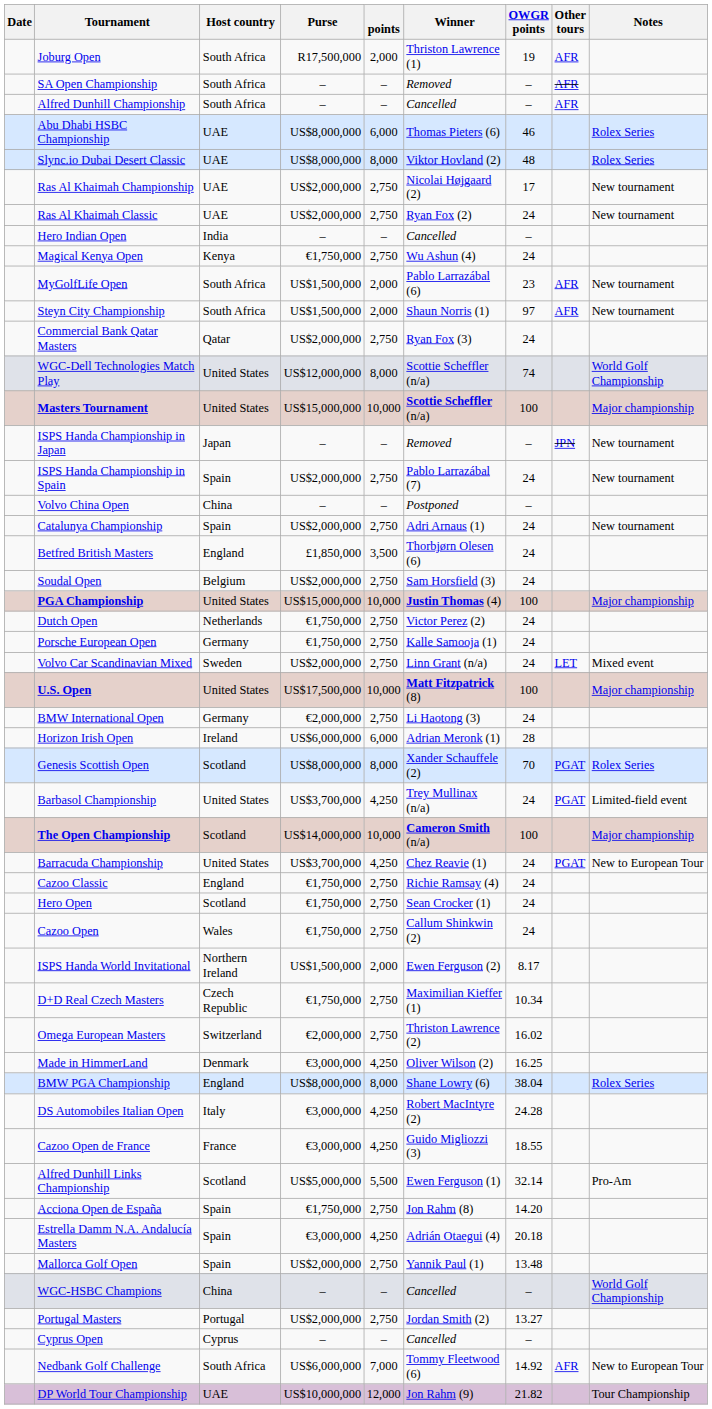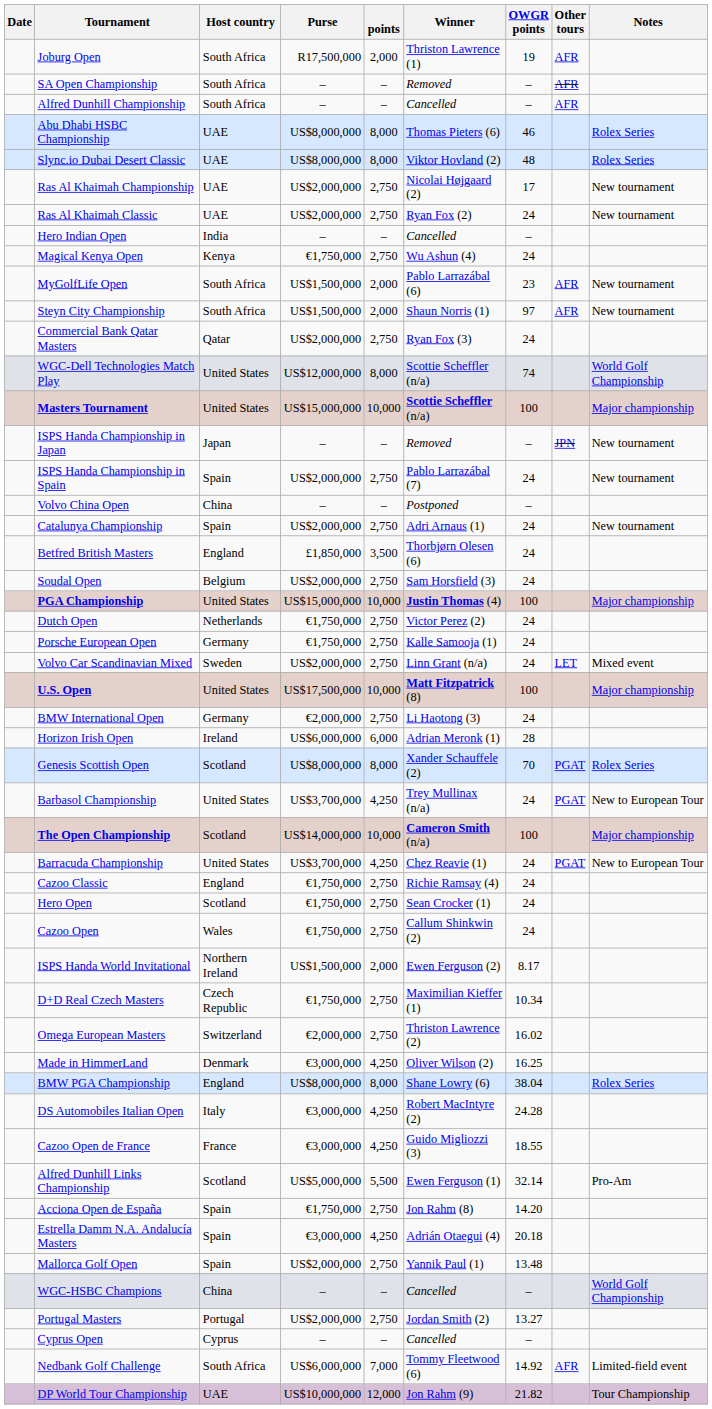(384, 132) 6,000 -> (384, 132) 8,000
(639, 800) Limited-field event -> (648, 800) New to European Tour
(648, 1366) New to European Tour -> (639, 1366) Limited-field event
